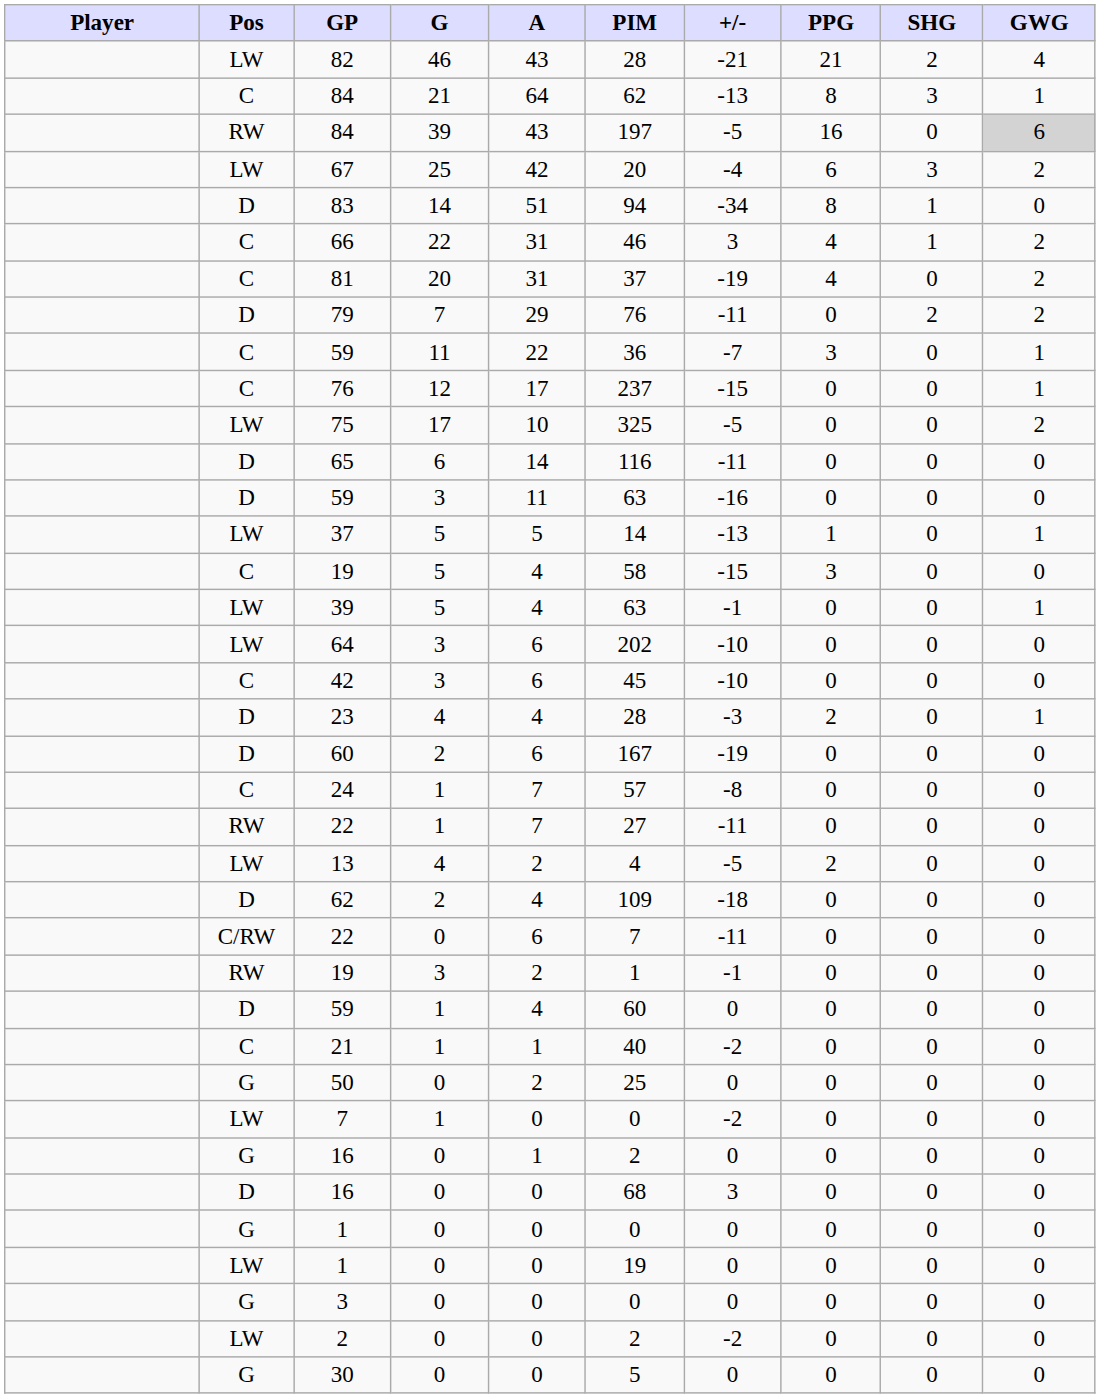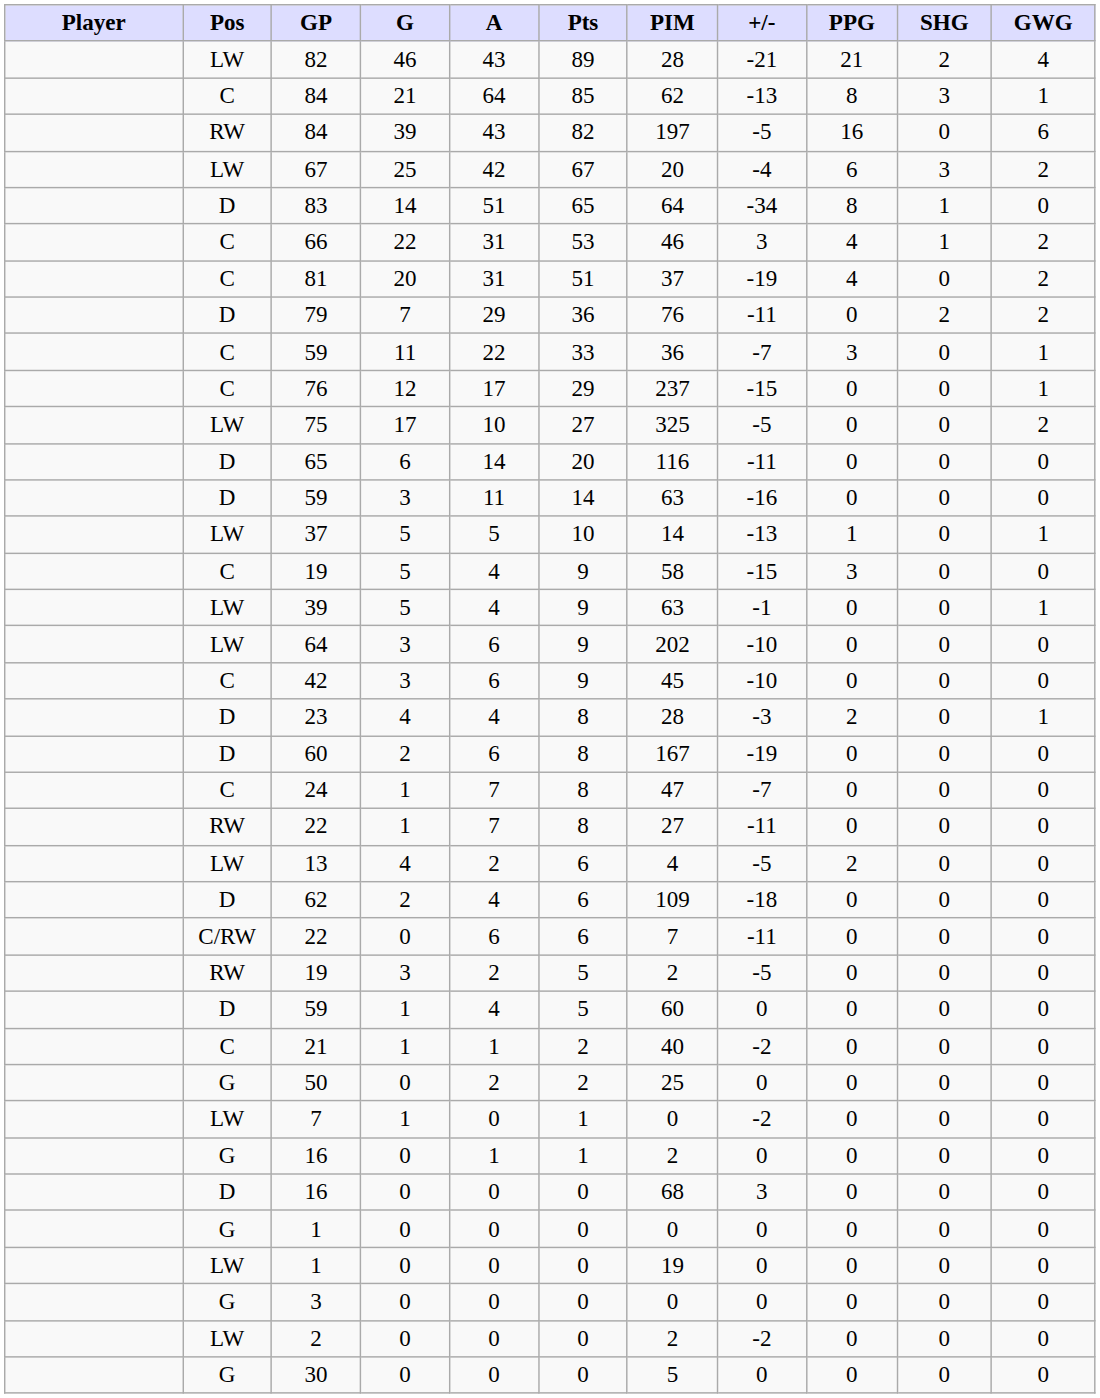+ column: (583, 22)
(1039, 132) lightgrey background -> (1043, 132) no background
(635, 205) 94 -> (672, 205) 64
(635, 790) 57 -> (672, 790) 47
(733, 790) -8 -> (762, 790) -7
(635, 972) 1 -> (672, 972) 2
(733, 972) -1 -> (762, 972) -5
